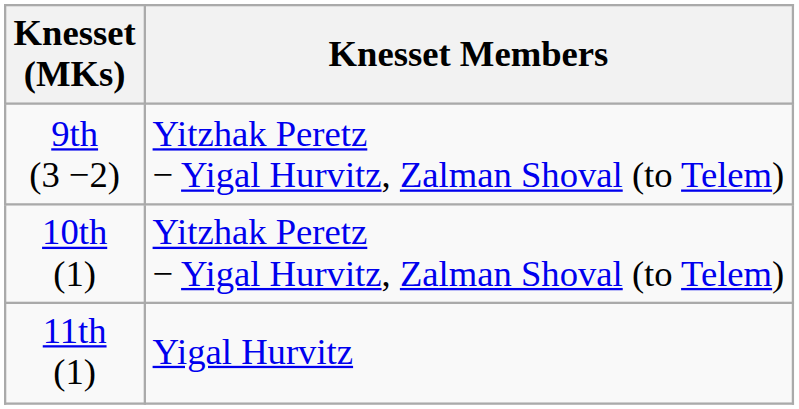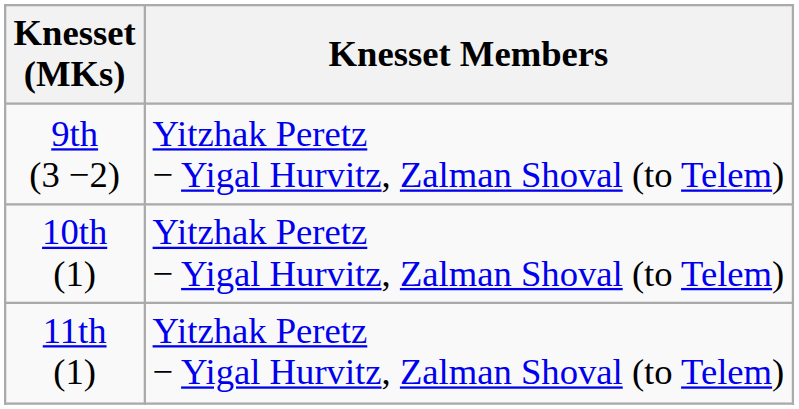(253, 352) Yigal Hurvitz -> (468, 352) Yitzhak Peretz − Yigal Hurvitz, Zalman Shoval (to Telem)
